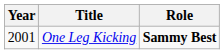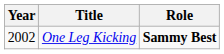(22, 37) 2001 -> (22, 37) 2002
